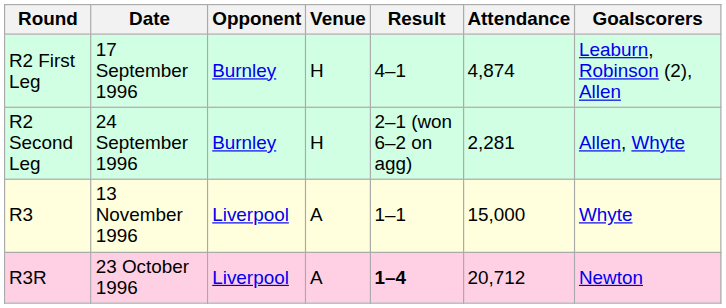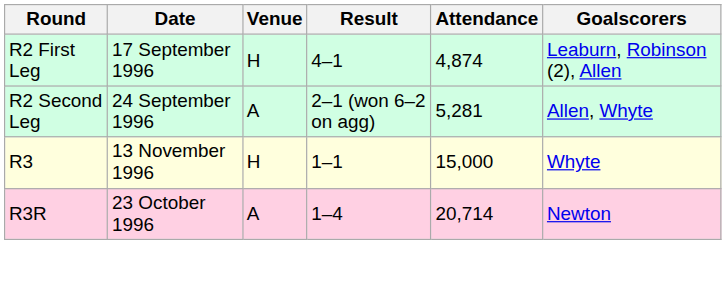- column: (257, 19)
(317, 143) H -> (253, 111) A
(491, 143) 2,281 -> (459, 111) 5,281
(316, 215) A -> (254, 162) H
(390, 277) bold -> (327, 213) normal
(496, 277) 20,712 -> (464, 213) 20,714
